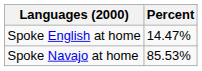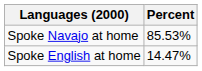rows swapped: (73, 56) <-> (74, 36)
